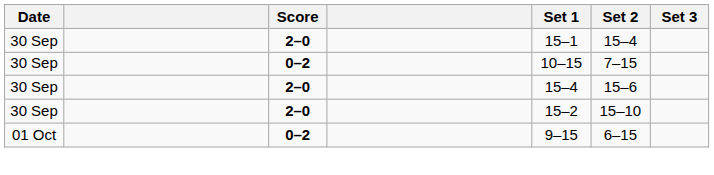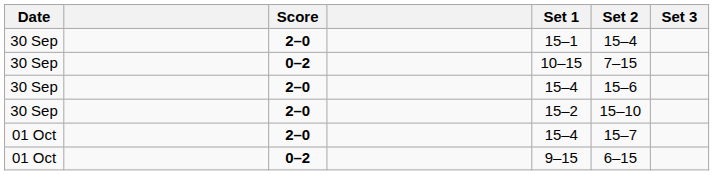+ row: (34, 135)
